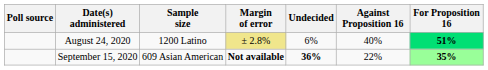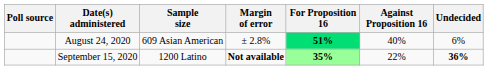columns swapped: (447, 18) <-> (311, 18)
(183, 41) 1200 Latino -> (183, 41) 609 Asian American
(256, 41) khaki background -> (256, 41) no background
(183, 57) 609 Asian American -> (183, 57) 1200 Latino
